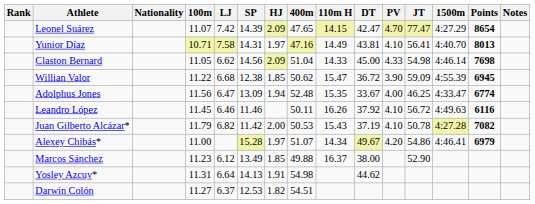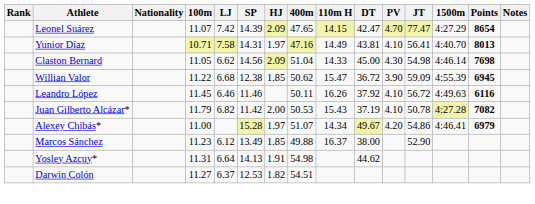(394, 61) 4.33 -> (394, 61) 4.30
- row: (68, 93)
